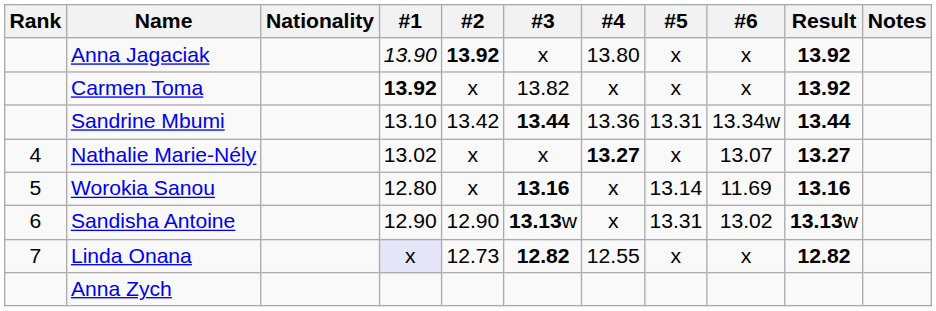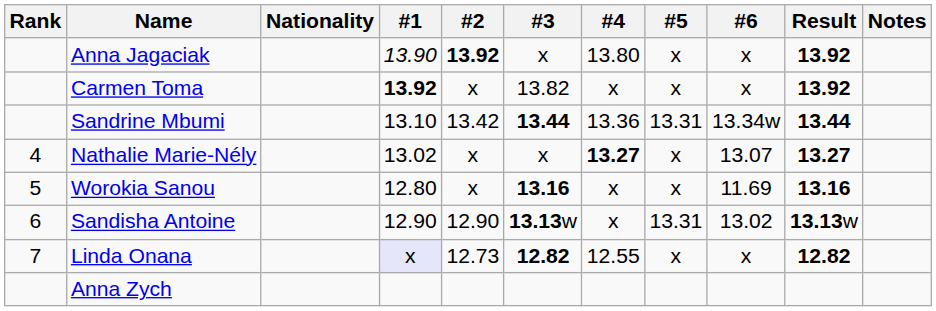(676, 188) 13.14 -> (676, 188) x
